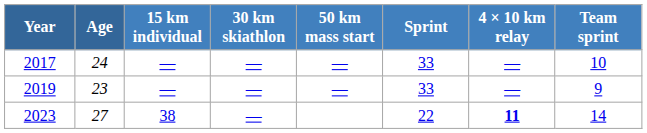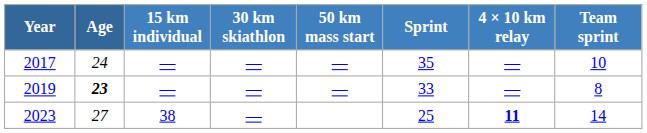(426, 63) 33 -> (426, 63) 35
(100, 89) normal -> (100, 89) bold
(598, 89) 9 -> (598, 89) 8
(426, 115) 22 -> (426, 115) 25
